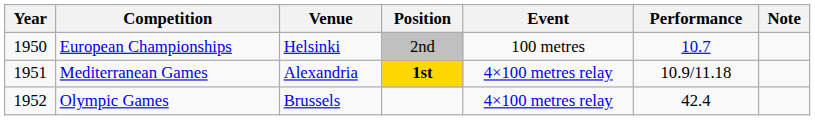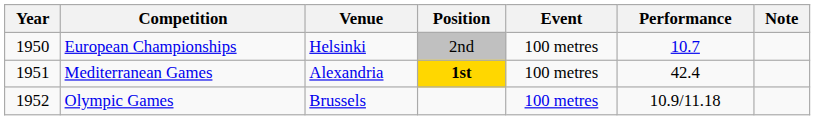(548, 73) 4×100 metres relay -> (561, 73) 100 metres
(696, 73) 10.9/11.18 -> (685, 73) 42.4
(548, 101) 4×100 metres relay -> (561, 101) 100 metres
(696, 101) 42.4 -> (685, 101) 10.9/11.18
